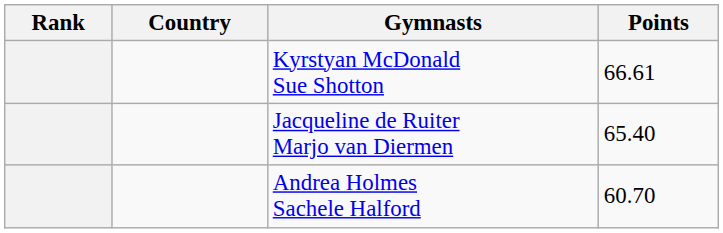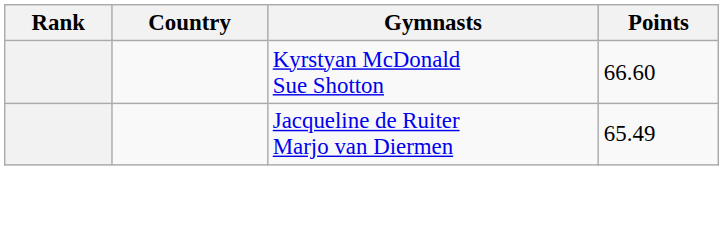(630, 71) 66.61 -> (630, 71) 66.60
(630, 133) 65.40 -> (630, 133) 65.49
- row: (347, 195)
